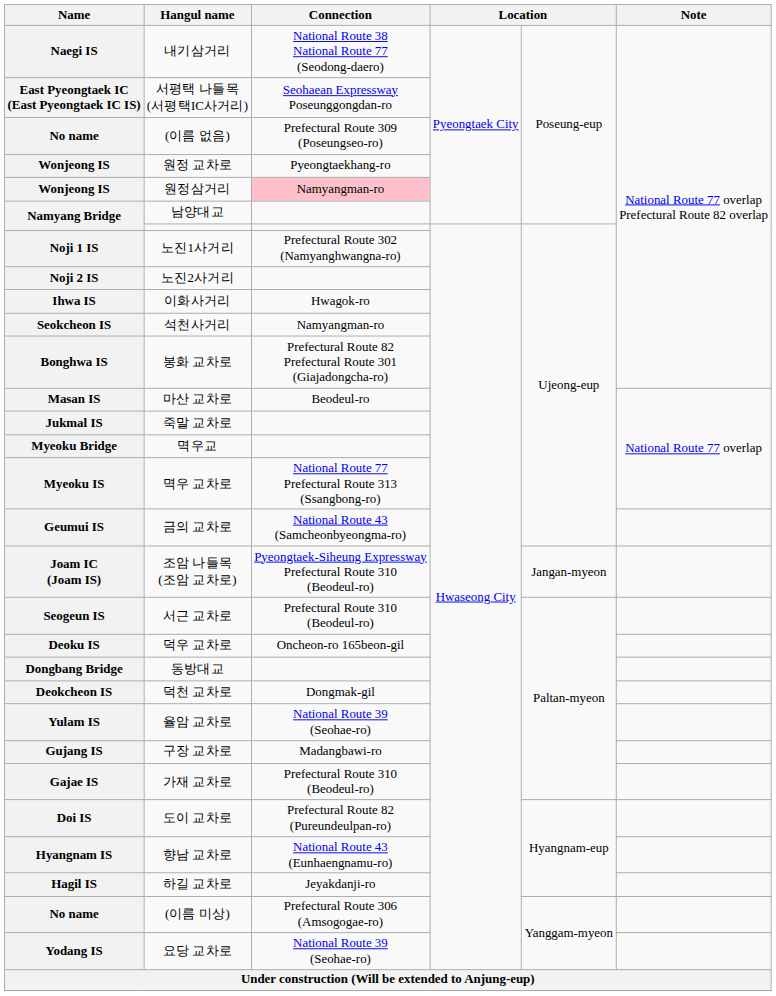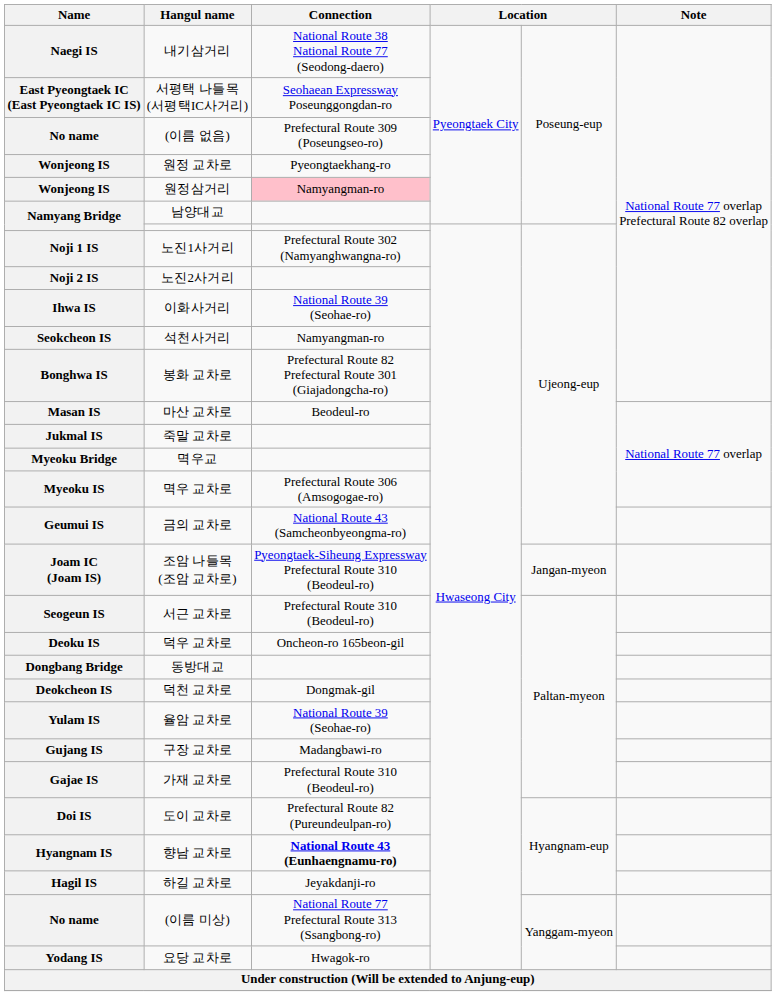(340, 301) Hwagok-ro -> (340, 307) National Route 39 (Seohae-ro)
(340, 483) National Route 77 Prefectural Route 313 (Ssangbong-ro) -> (340, 488) Prefectural Route 306 (Amsogogae-ro)
(340, 854) normal -> (340, 852) bold
(340, 914) Prefectural Route 306 (Amsogogae-ro) -> (340, 919) National Route 77 Prefectural Route 313 (Ssangbong-ro)
(340, 950) National Route 39 (Seohae-ro) -> (340, 957) Hwagok-ro
